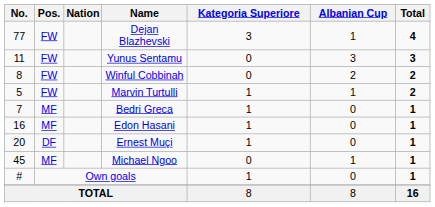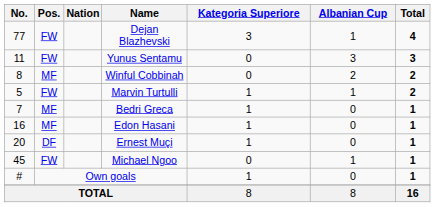(49, 75) FW -> (49, 75) MF
(49, 160) MF -> (49, 160) FW
